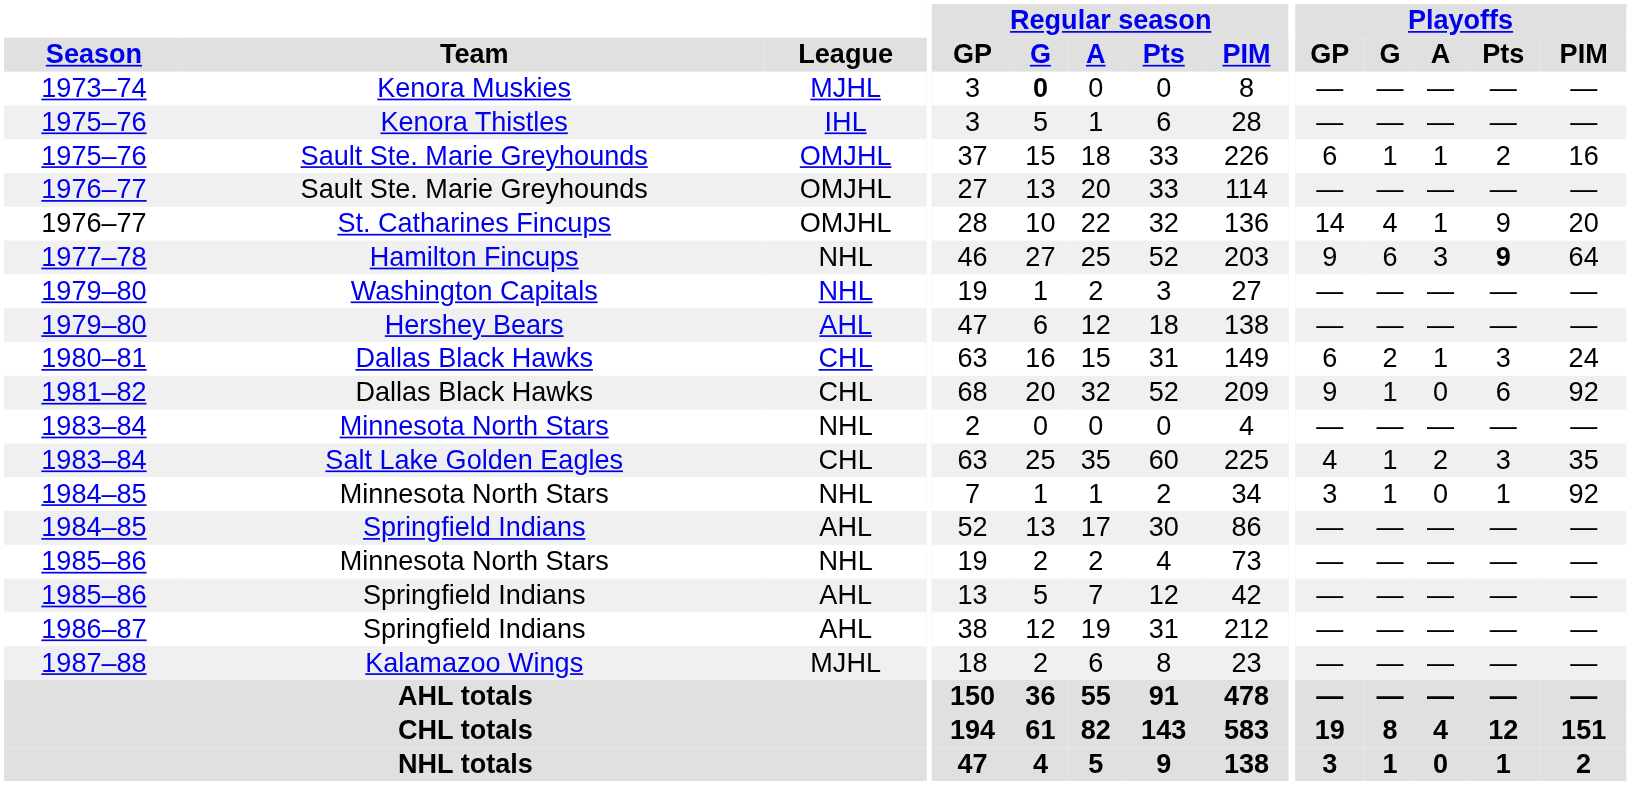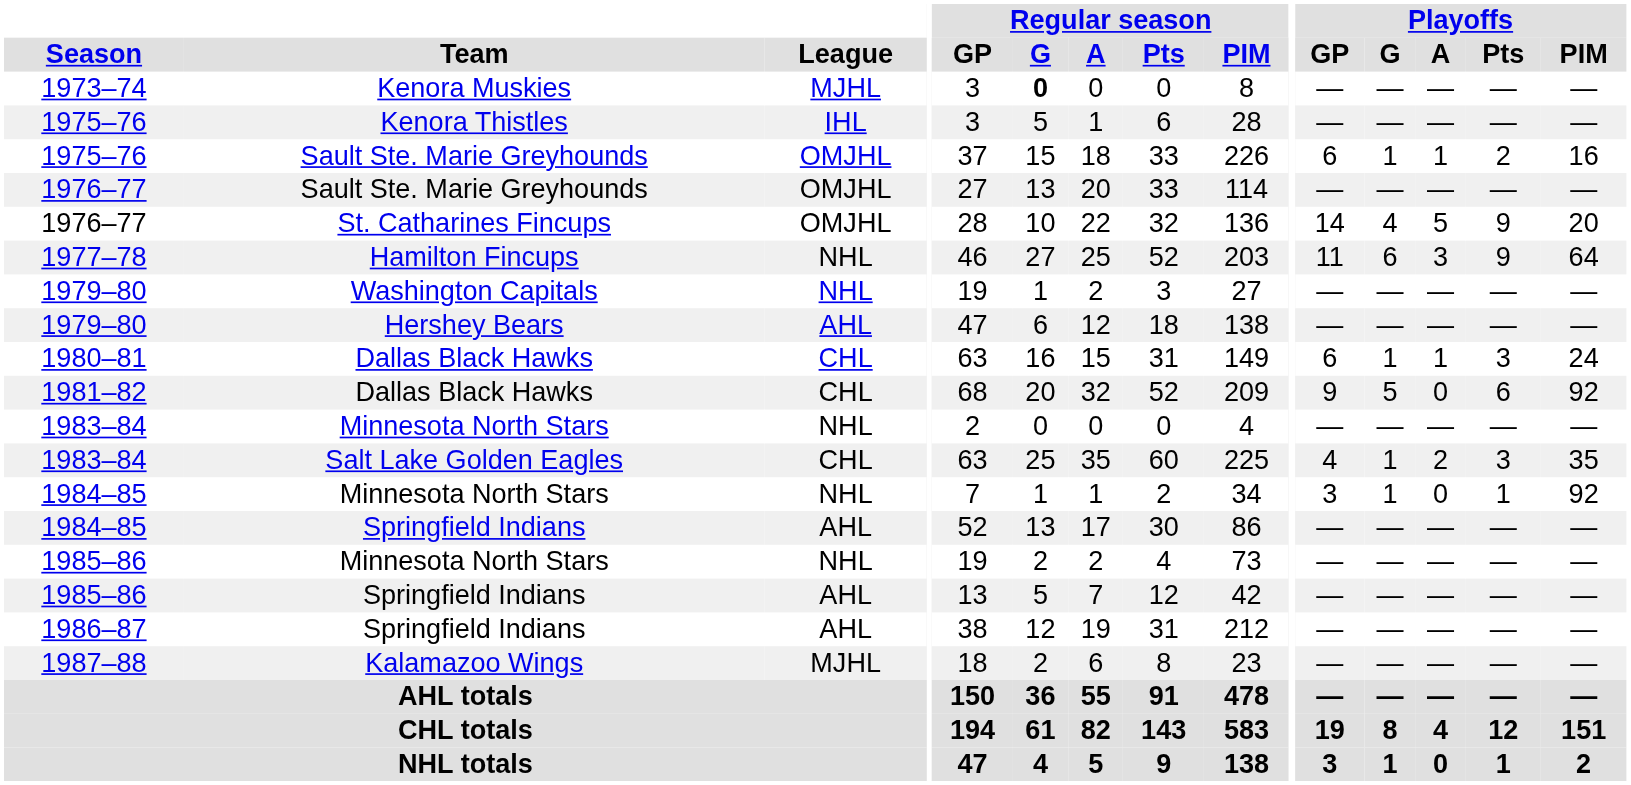(1440, 223) 1 -> (1440, 223) 5
(1330, 257) 9 -> (1330, 257) 11
(1503, 257) bold -> (1503, 257) normal
(1390, 358) 2 -> (1390, 358) 1
(1390, 392) 1 -> (1390, 392) 5
